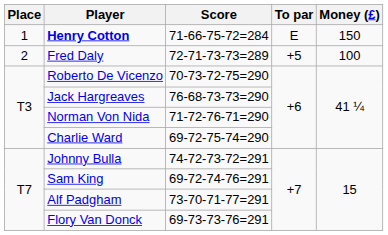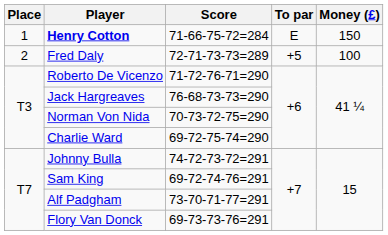(219, 76) 70-73-72-75=290 -> (219, 76) 71-72-76-71=290
(219, 117) 71-72-76-71=290 -> (219, 117) 70-73-72-75=290
